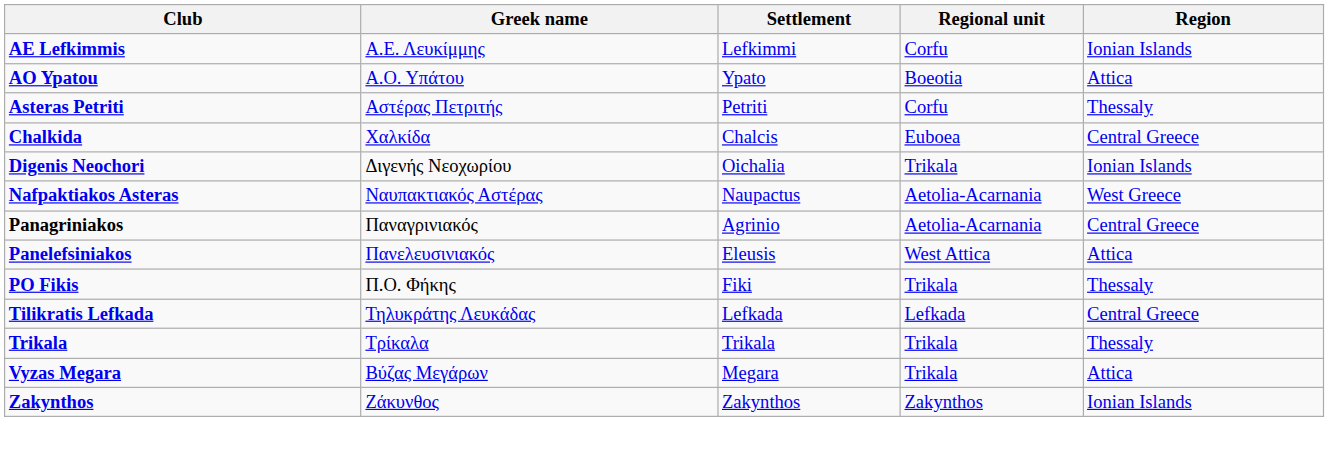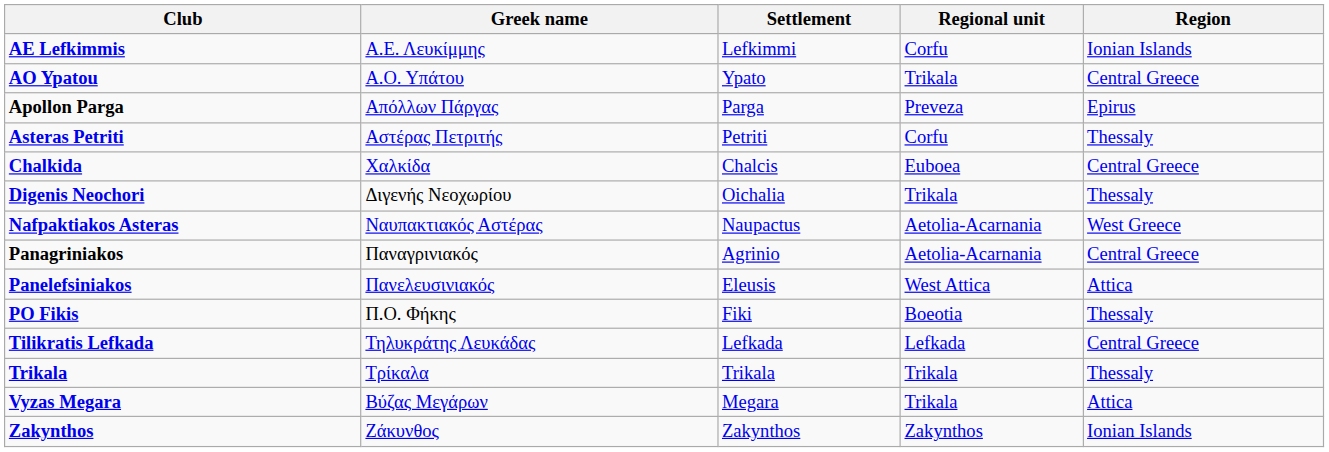(933, 78) Boeotia -> (931, 78) Trikala
(1110, 78) Attica -> (1143, 78) Central Greece
+ row: (66, 107)
(1139, 166) Ionian Islands -> (1120, 195) Thessaly
(931, 284) Trikala -> (933, 313) Boeotia
